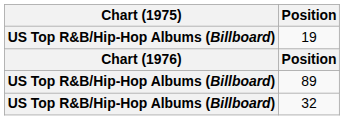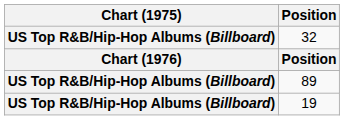rows swapped: (309, 103) <-> (309, 37)
